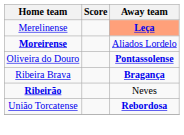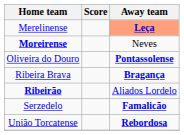(144, 43) Aliados Lordelo -> (144, 43) Neves
(144, 91) Neves -> (144, 91) Aliados Lordelo
+ row: (43, 106)
